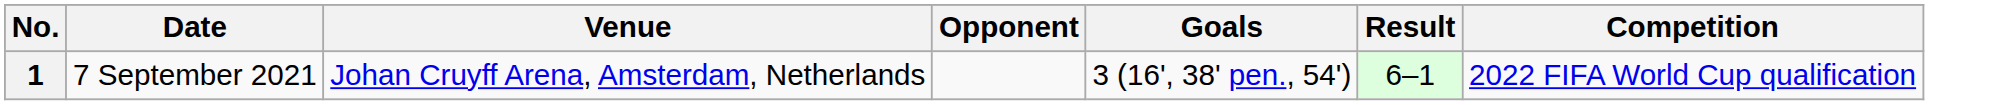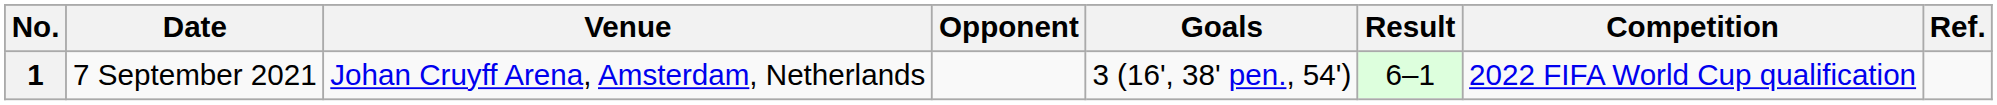+ column: (1958, 27)
